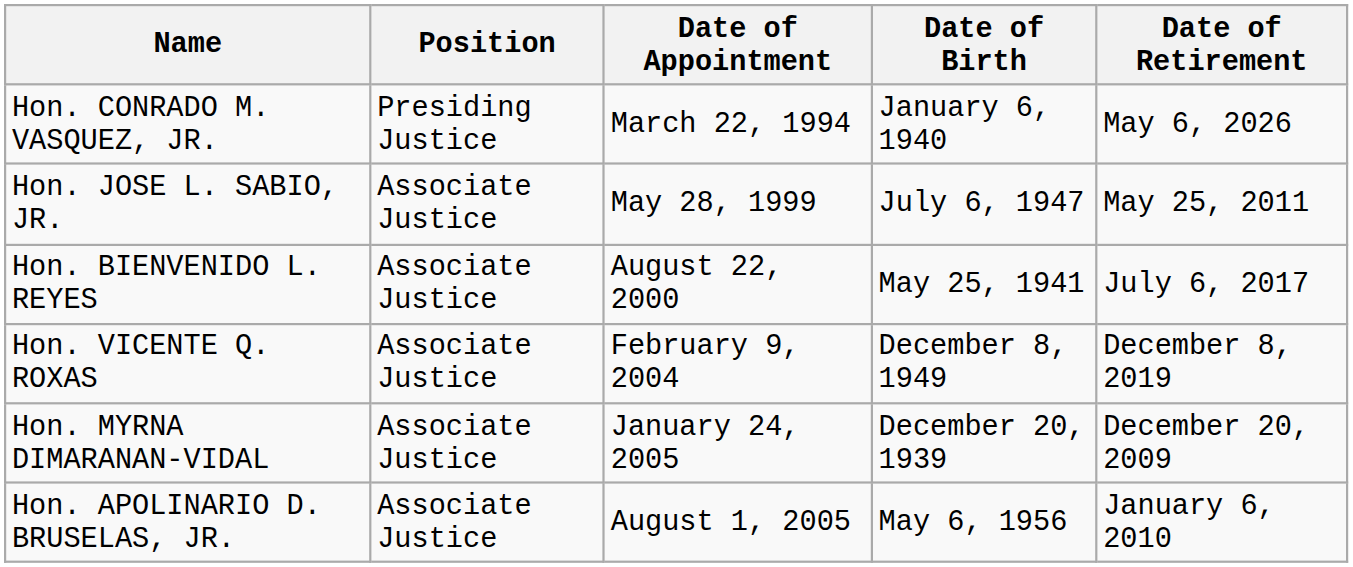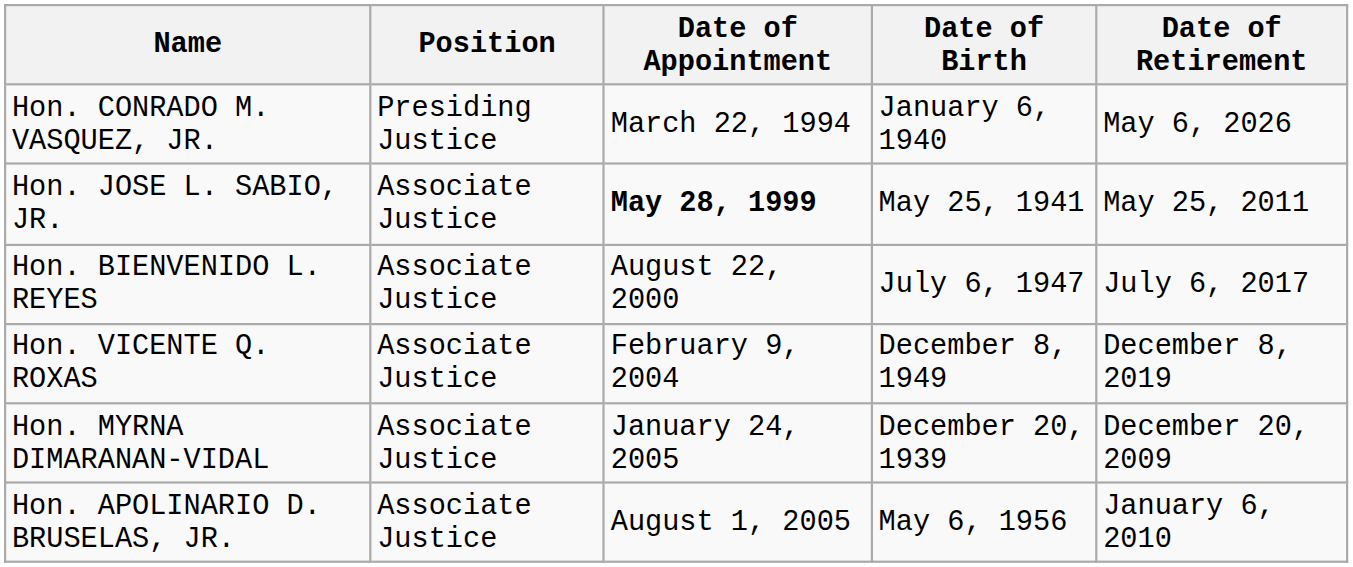(714, 204) normal -> (714, 204) bold
(982, 204) July 6, 1947 -> (982, 204) May 25, 1941
(982, 284) May 25, 1941 -> (982, 284) July 6, 1947
